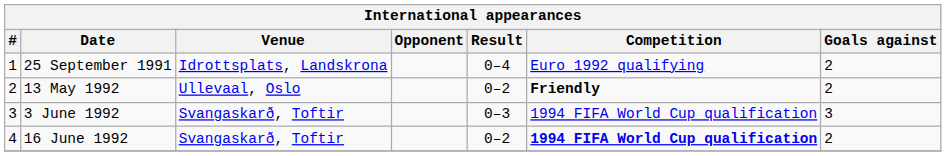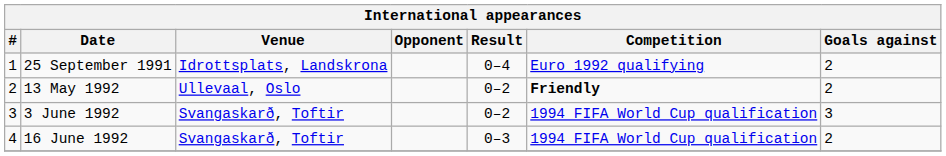(497, 114) 0–3 -> (497, 114) 0–2
(497, 138) 0–2 -> (497, 138) 0–3
(674, 138) bold -> (674, 138) normal
